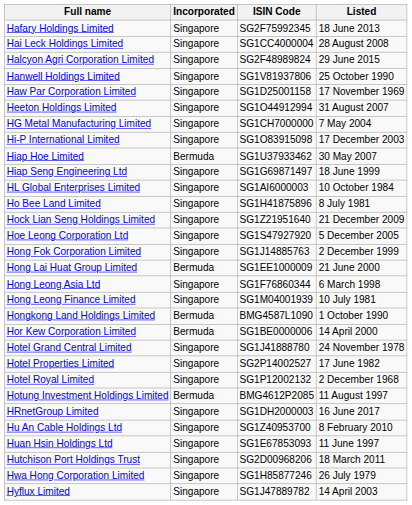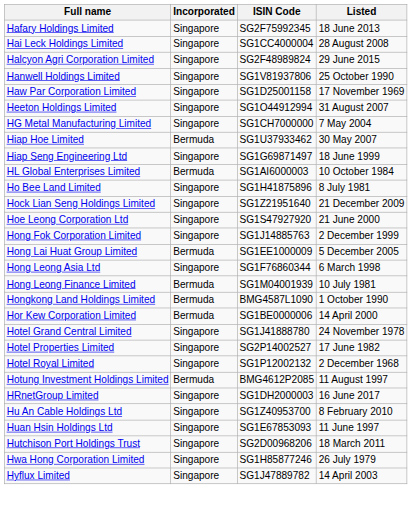- row: (63, 140)
(196, 188) Singapore -> (194, 172) Bermuda
(359, 236) 5 December 2005 -> (349, 220) 21 June 2000
(349, 268) 21 June 2000 -> (359, 252) 5 December 2005
(196, 300) Singapore -> (194, 284) Bermuda
